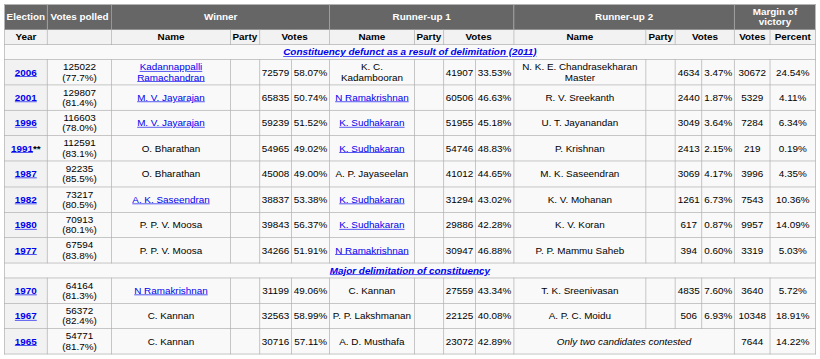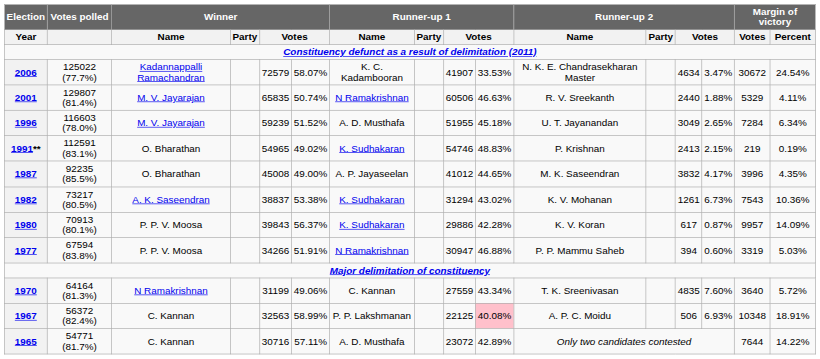(718, 98) 1.87% -> (718, 98) 1.88%
(372, 123) K. Sudhakaran -> (372, 123) A. D. Musthafa
(718, 123) 3.64% -> (718, 123) 2.65%
(689, 174) 3069 -> (689, 174) 3832
(495, 316) no background -> (495, 316) pink background
